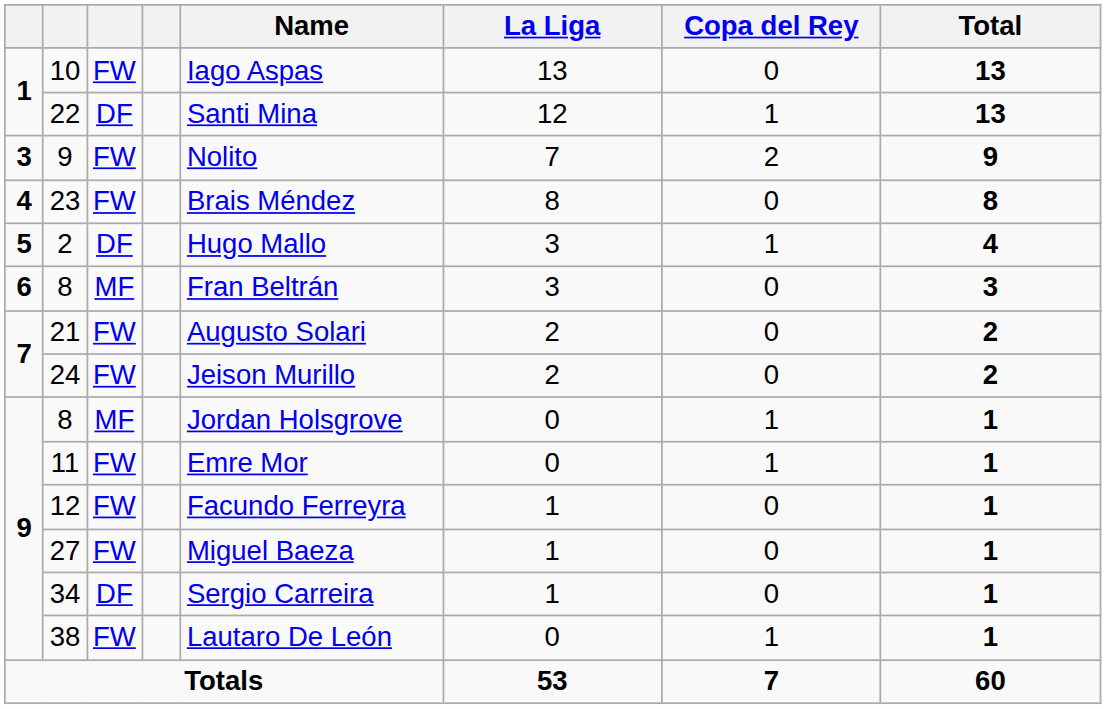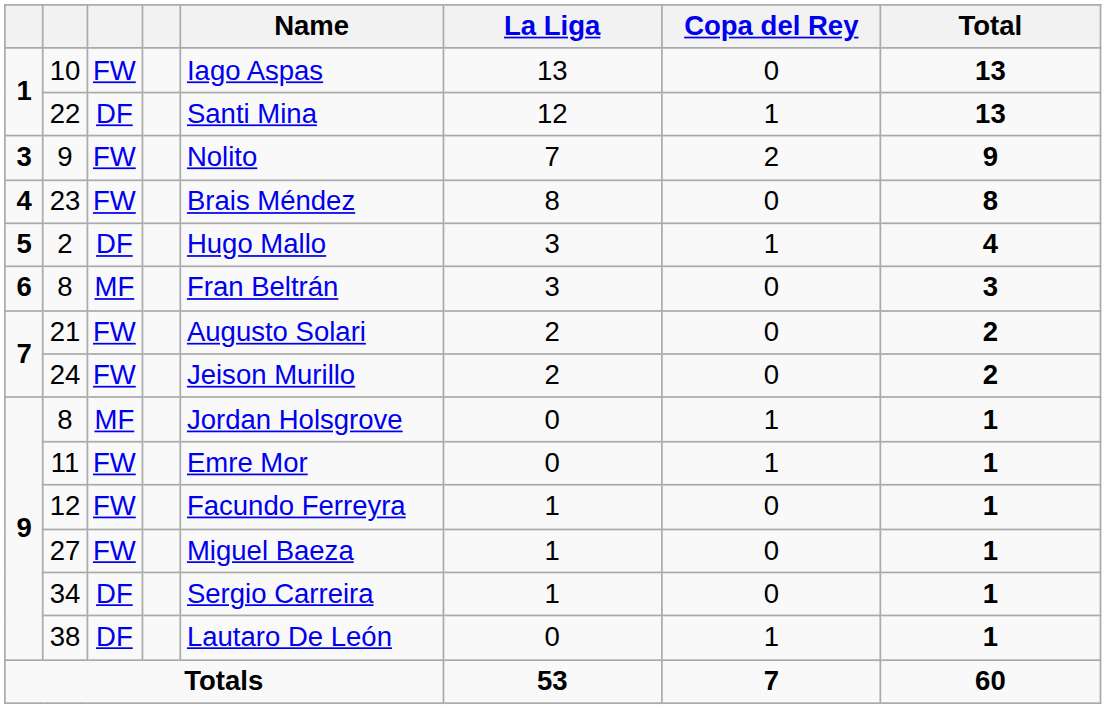(114, 637) FW -> (114, 637) DF
